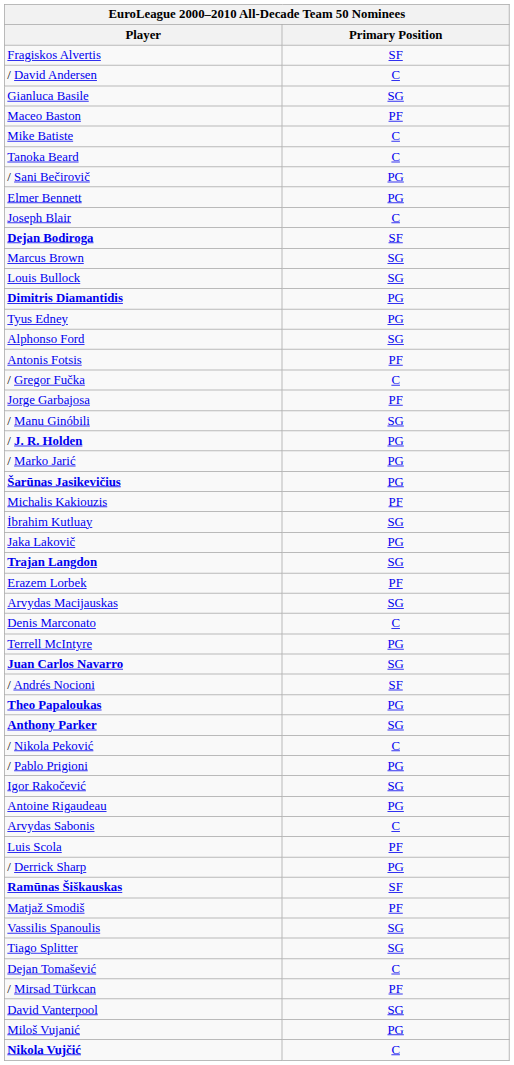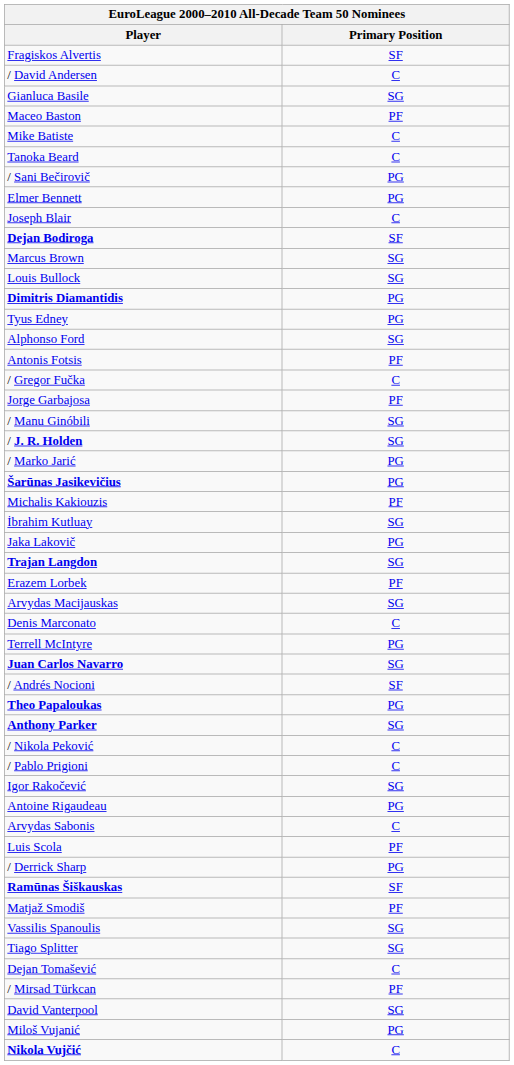(396, 440) PG -> (396, 440) SG
(396, 765) PG -> (396, 765) C
